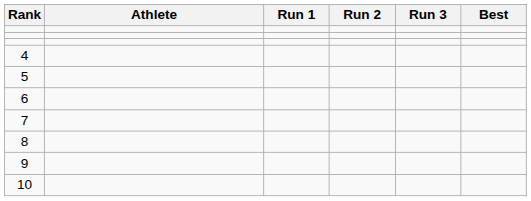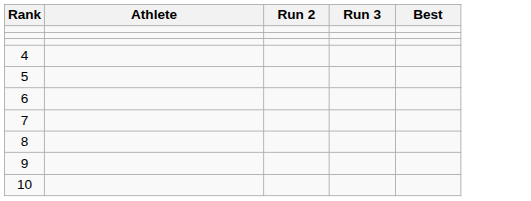- column: (296, 15)
